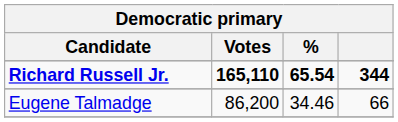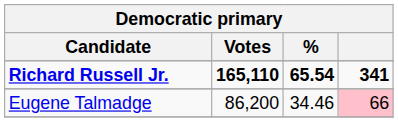(374, 75) 344 -> (374, 75) 341
(379, 103) no background -> (379, 103) pink background
